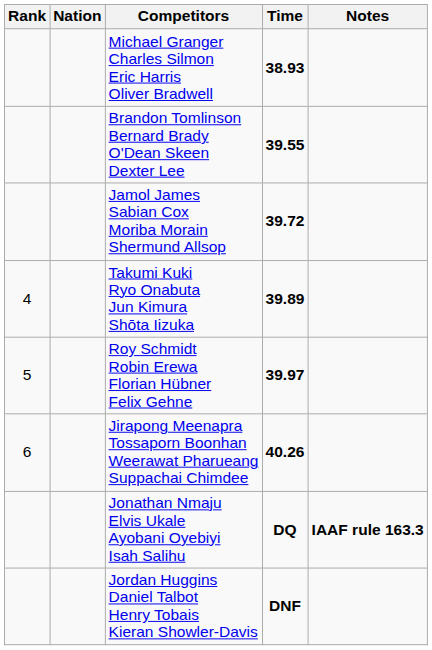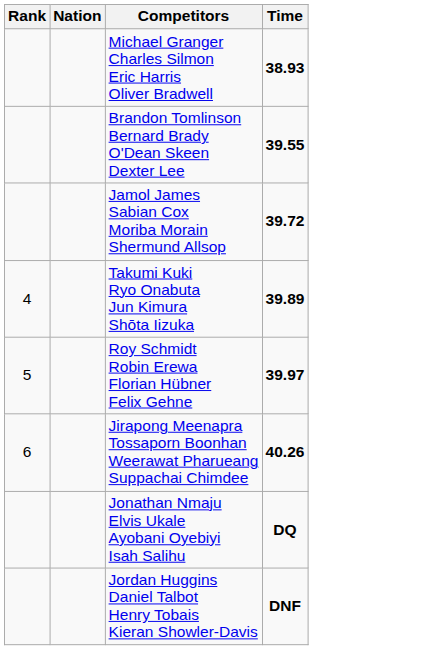- column: (368, 16)
